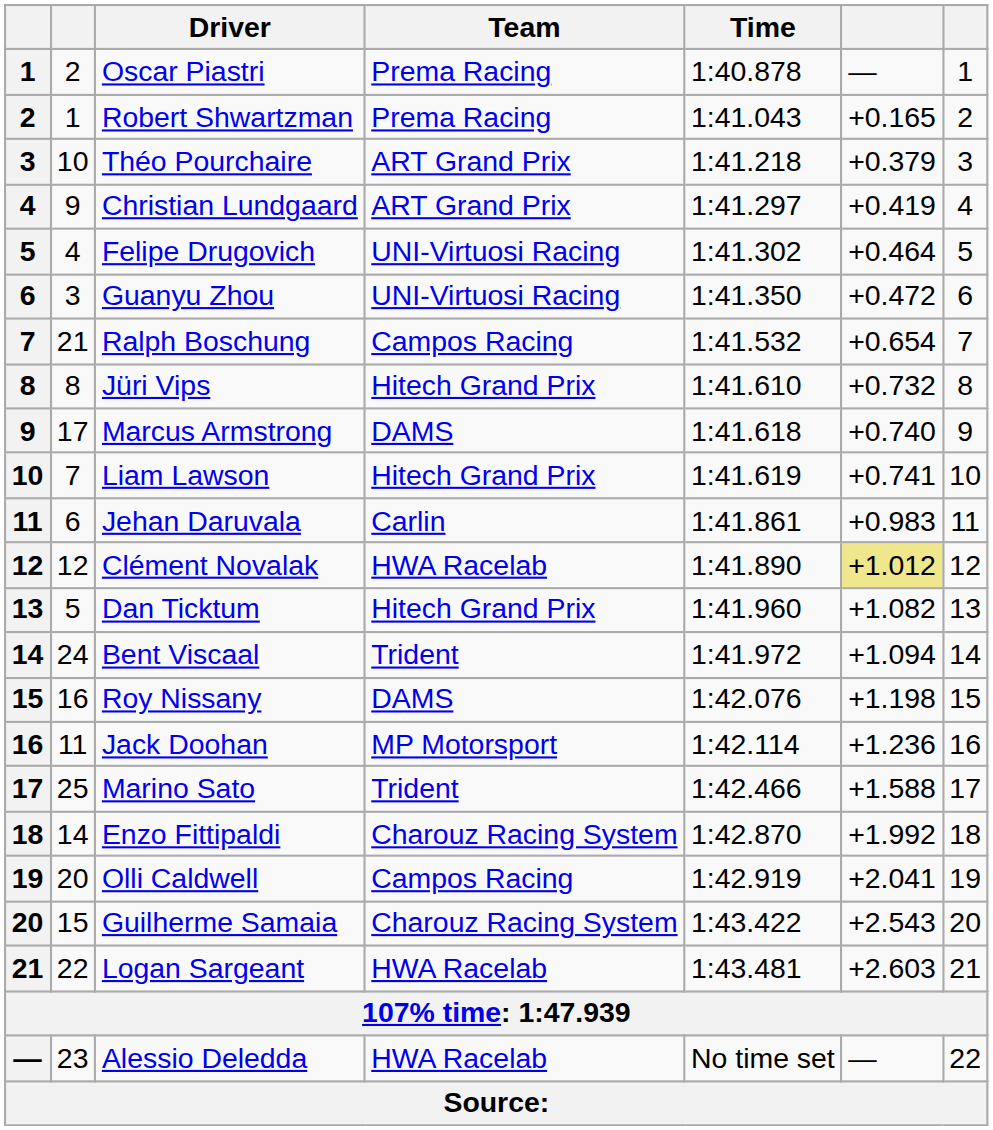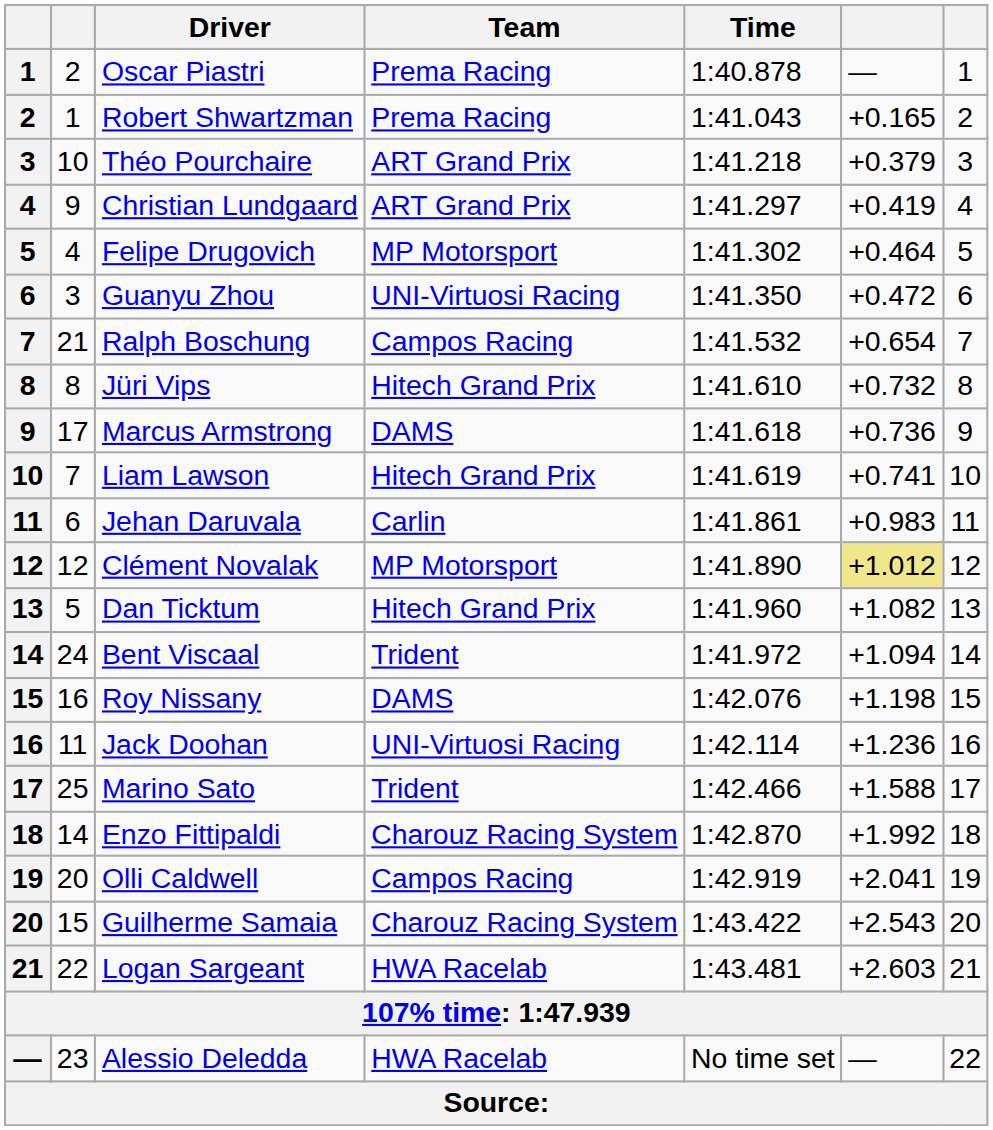(496, 251) UNI-Virtuosi Racing -> (464, 251) MP Motorsport
(892, 430) +0.740 -> (892, 430) +0.736
(459, 565) HWA Racelab -> (464, 565) MP Motorsport
(464, 744) MP Motorsport -> (496, 744) UNI-Virtuosi Racing
